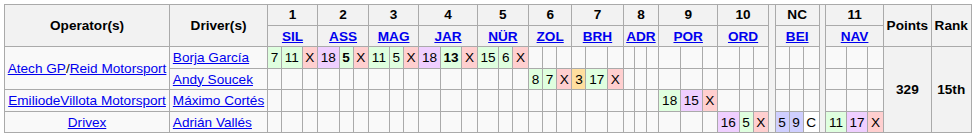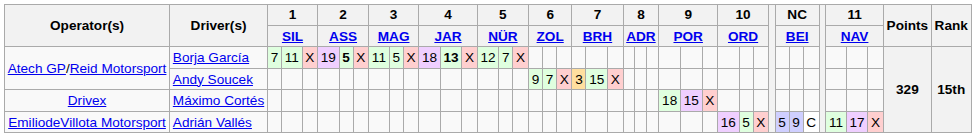(328, 58) 18 -> (328, 58) 19
(488, 58) 15 -> (488, 58) 12
(506, 58) 6 -> (506, 58) 7
(535, 79) 8 -> (535, 79) 9
(597, 79) 17 -> (597, 79) 15
(87, 101) EmiliodeVillota Motorsport -> (87, 101) Drivex
(87, 122) Drivex -> (87, 122) EmiliodeVillota Motorsport
